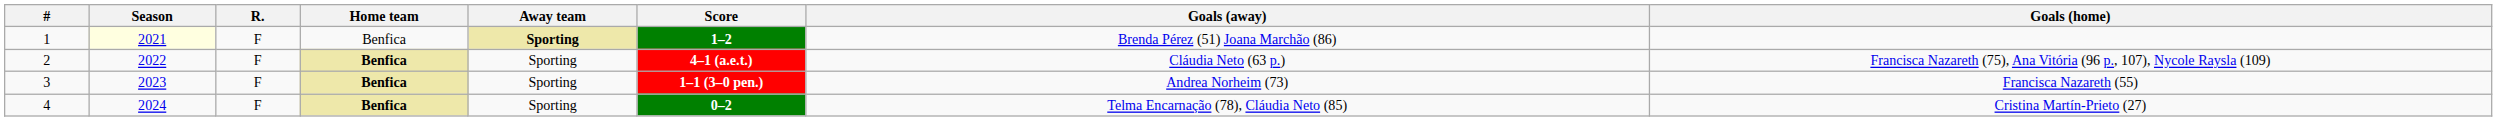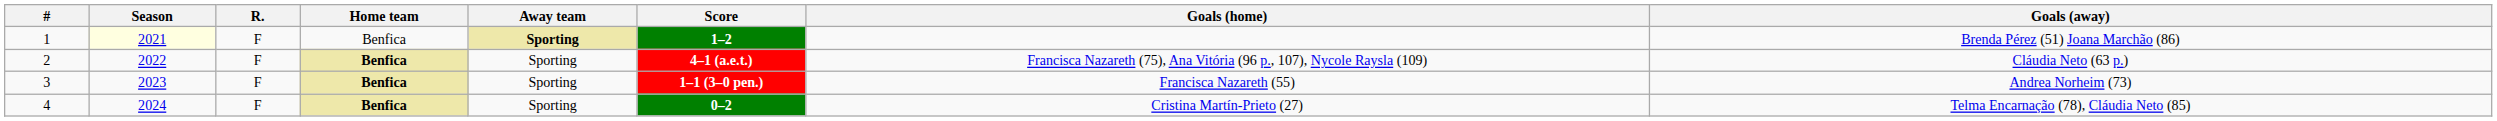columns swapped: (2070, 16) <-> (1227, 16)
